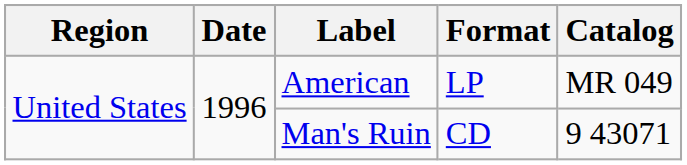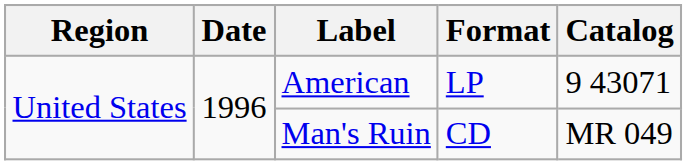(619, 81) MR 049 -> (618, 81) 9 43071
(618, 133) 9 43071 -> (619, 133) MR 049
